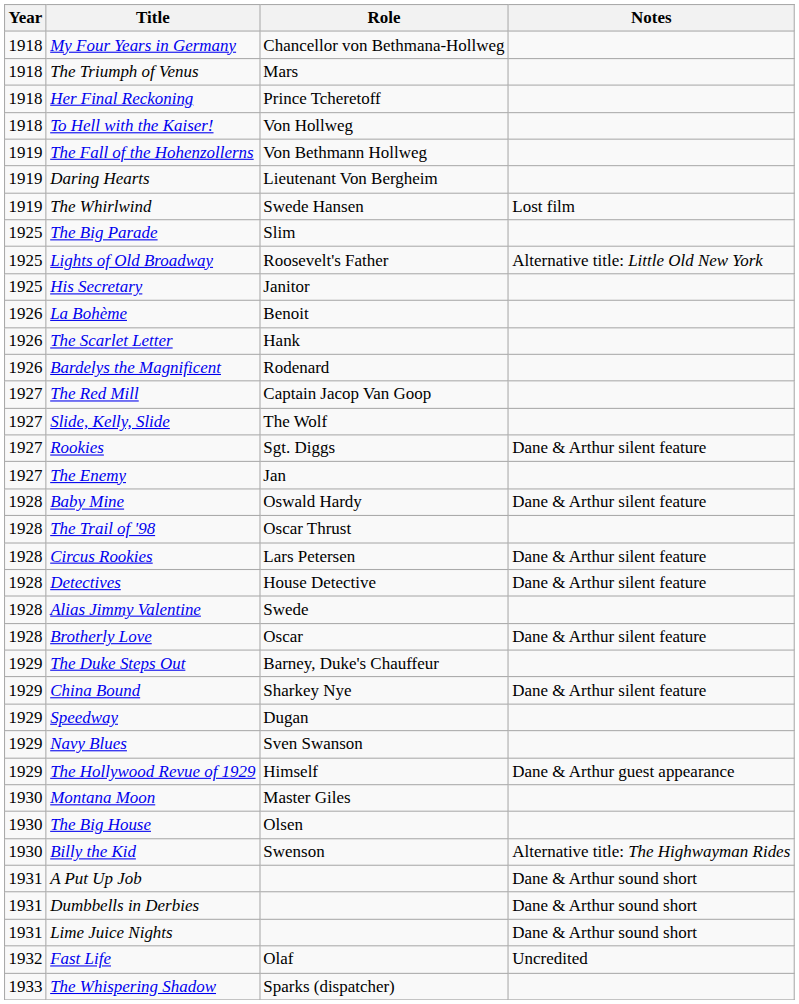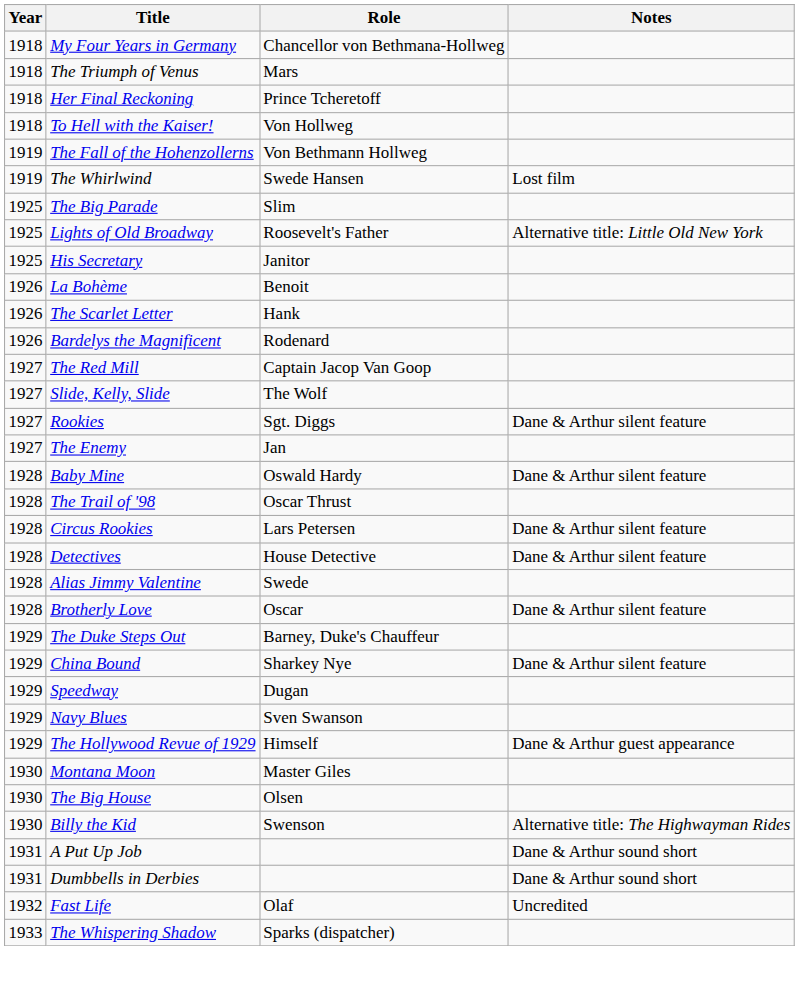- row: (100, 179)
- row: (111, 932)
